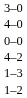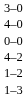rows swapped: (13, 73) <-> (13, 89)
